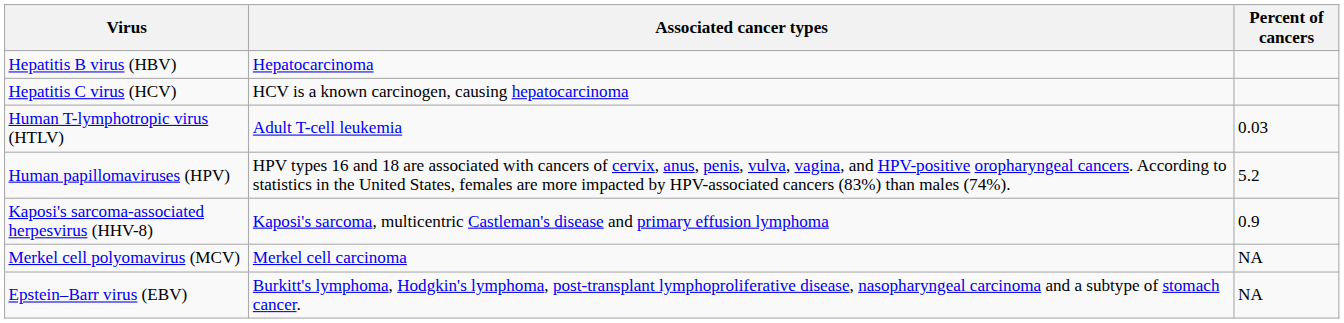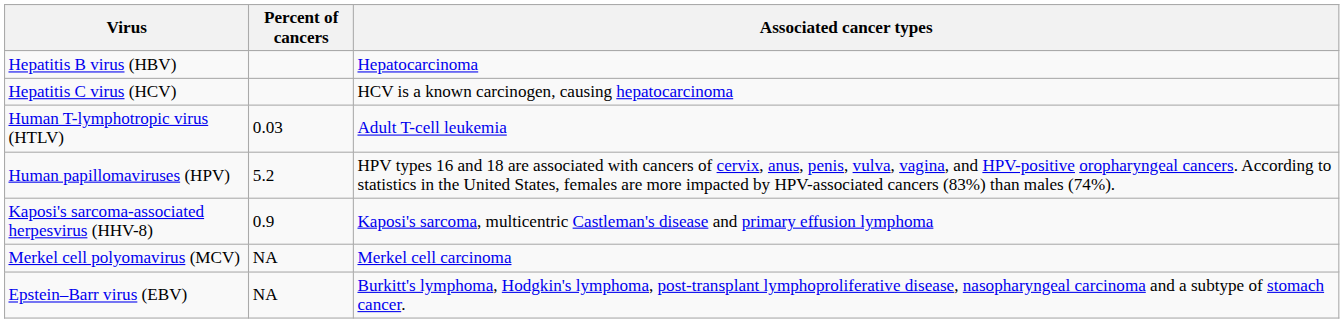columns swapped: (1286, 27) <-> (742, 27)
